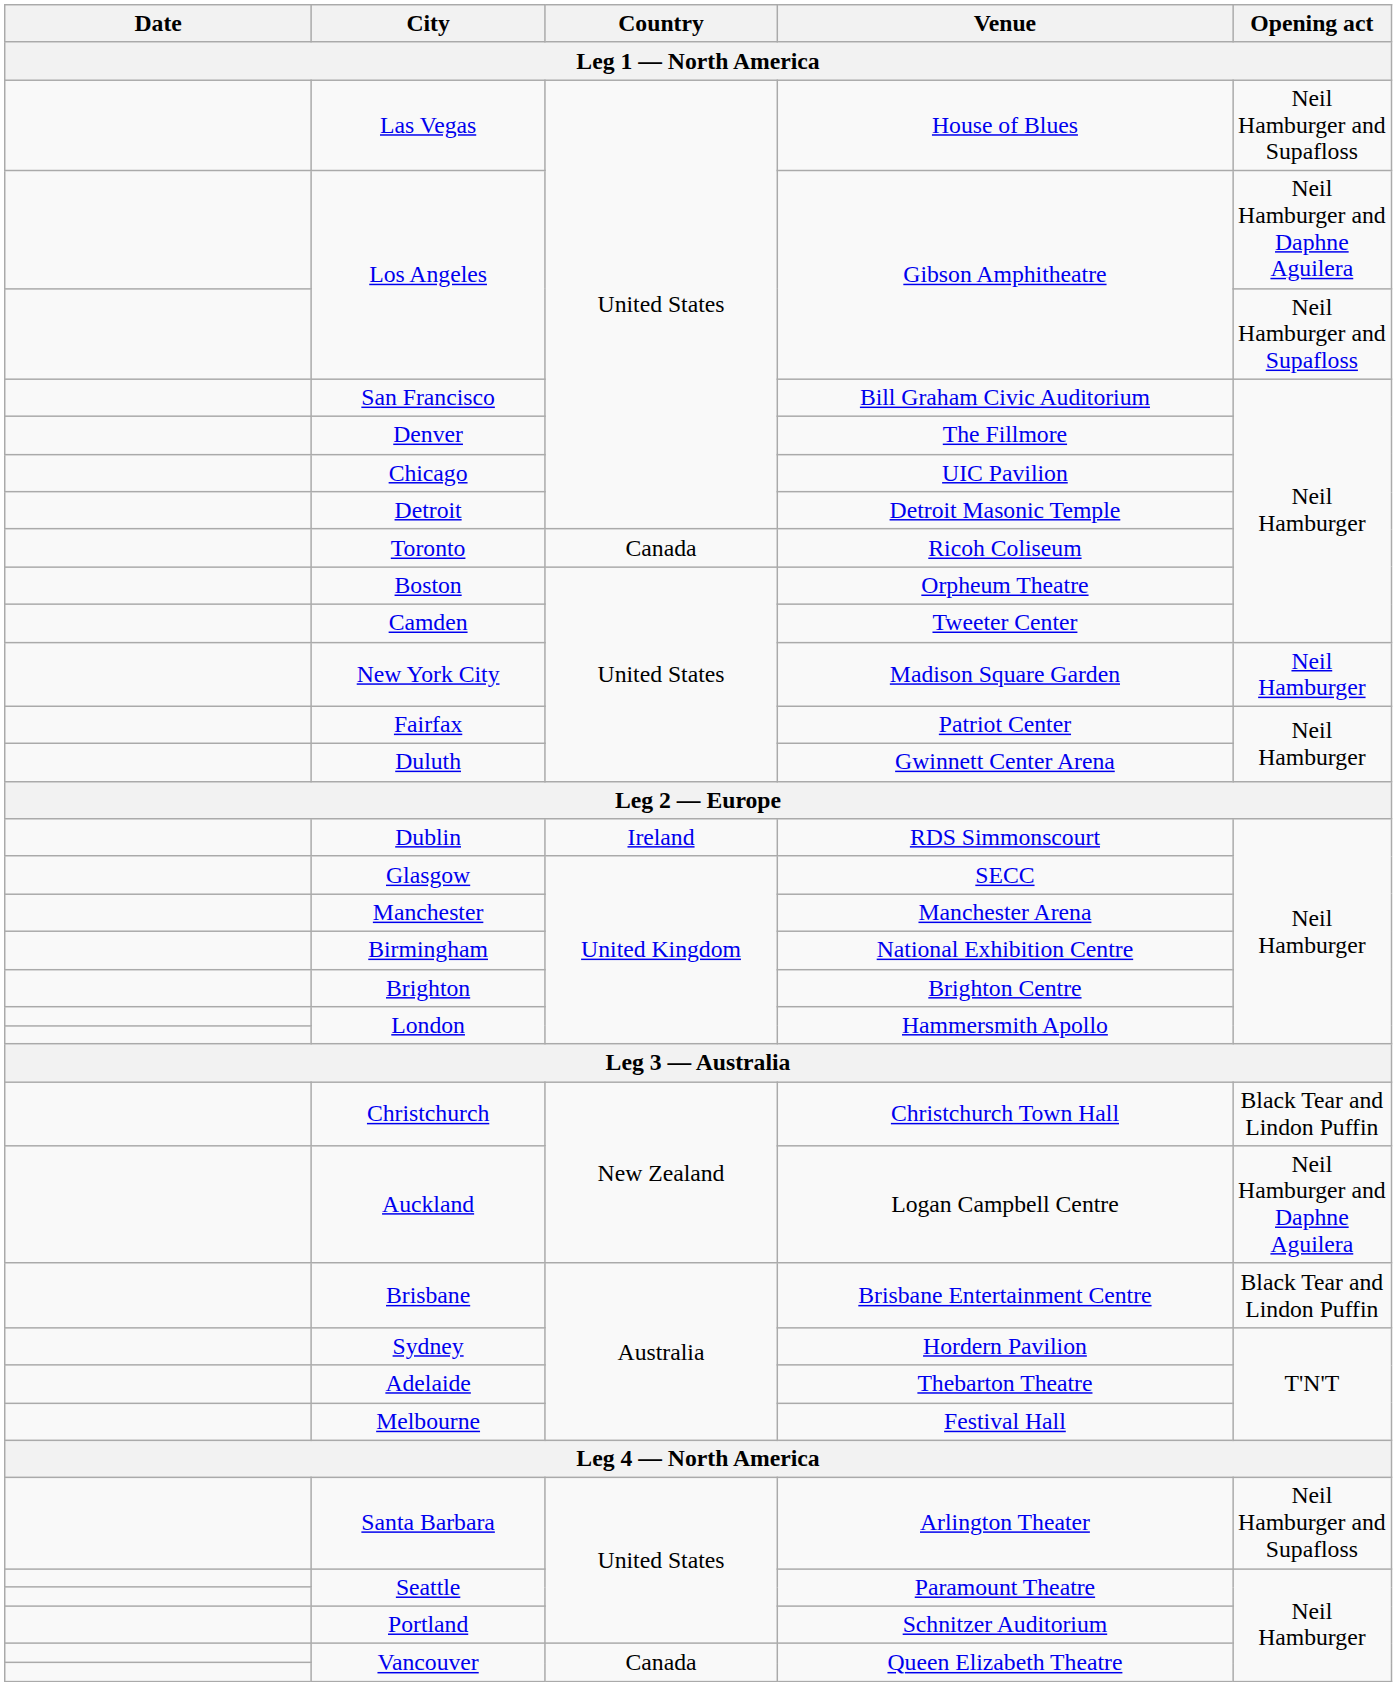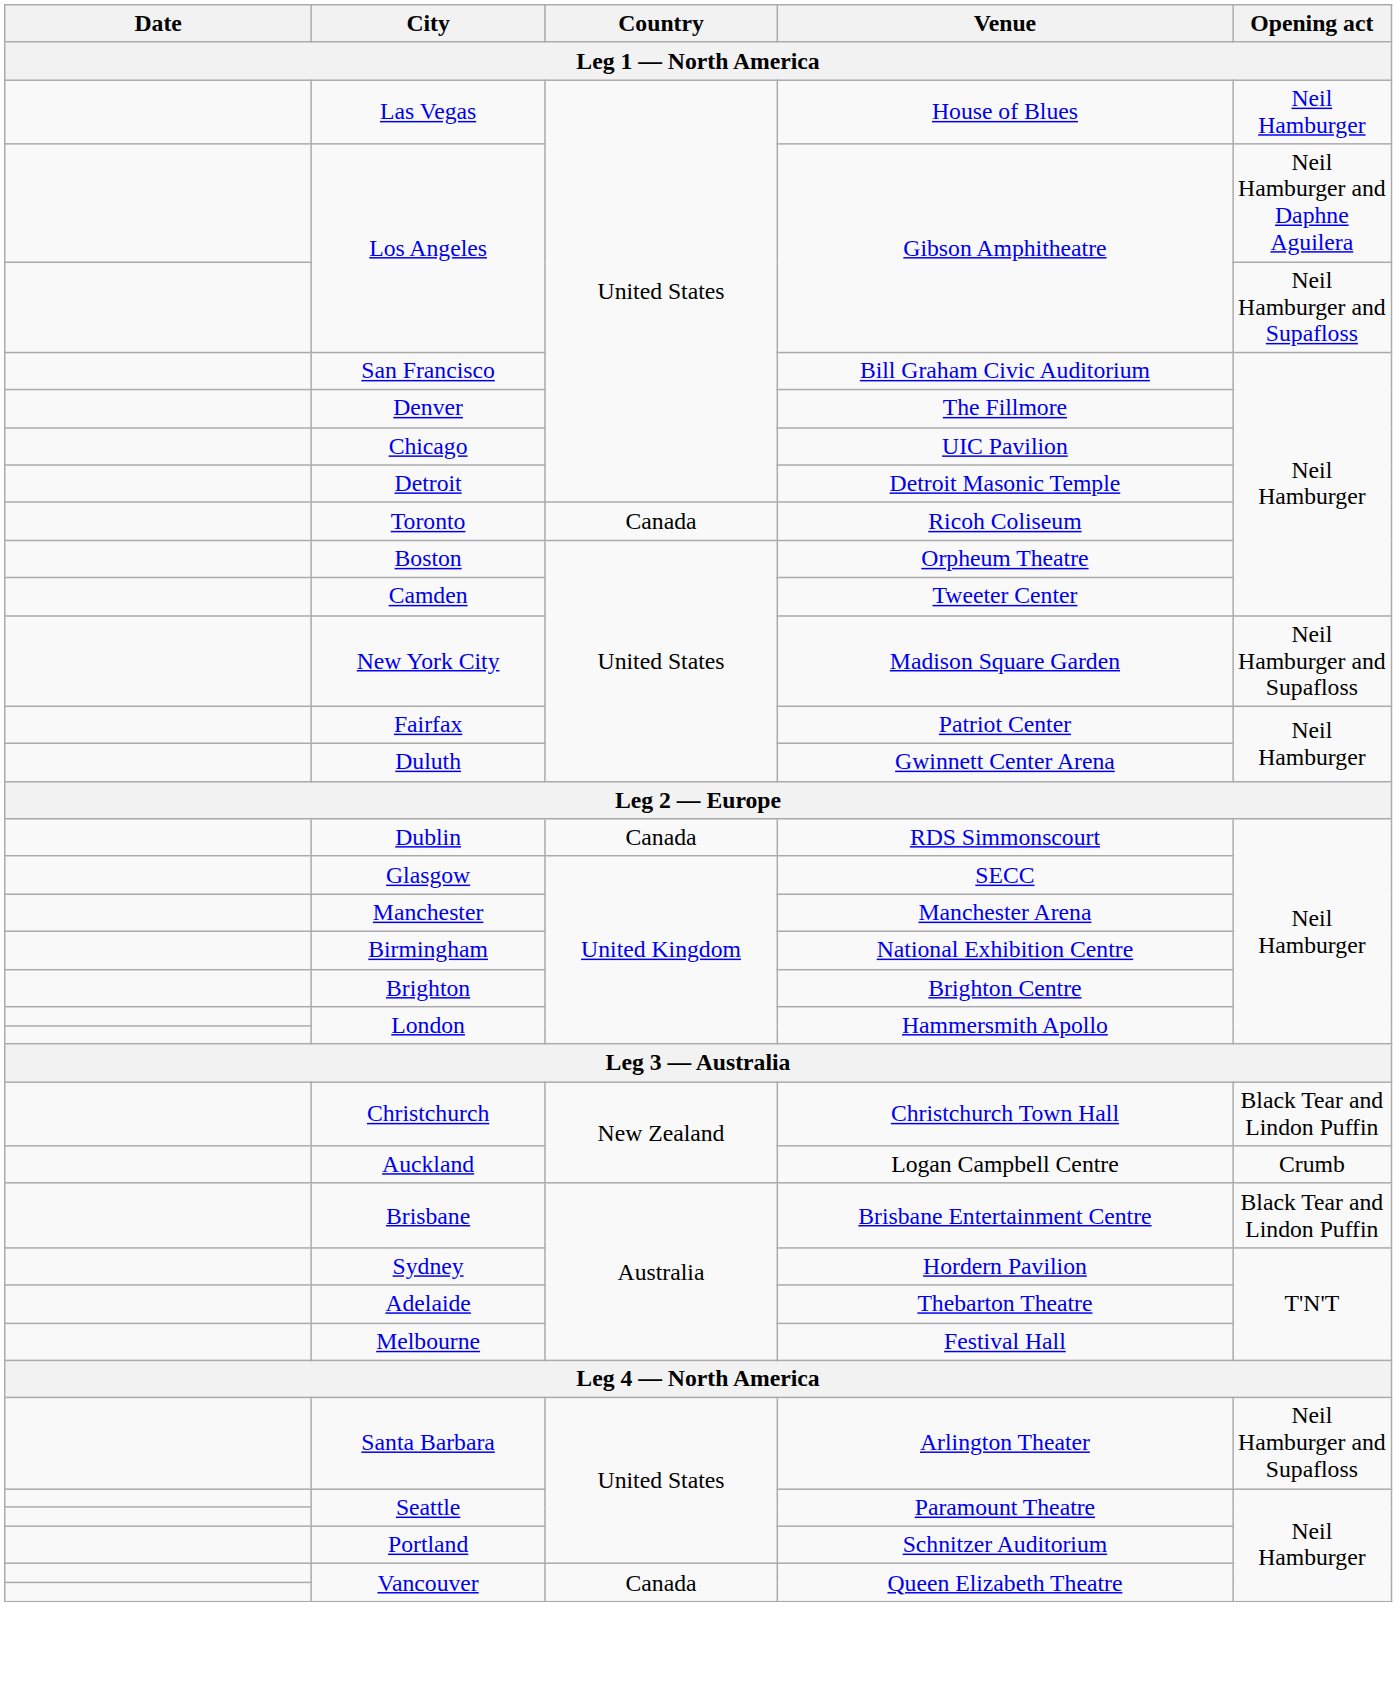(1312, 125) Neil Hamburger and Supafloss -> (1312, 111) Neil Hamburger
(1312, 673) Neil Hamburger -> (1312, 660) Neil Hamburger and Supafloss
(661, 837) Ireland -> (661, 837) Canada
(1312, 1204) Neil Hamburger and Daphne Aguilera -> (1312, 1164) Crumb
